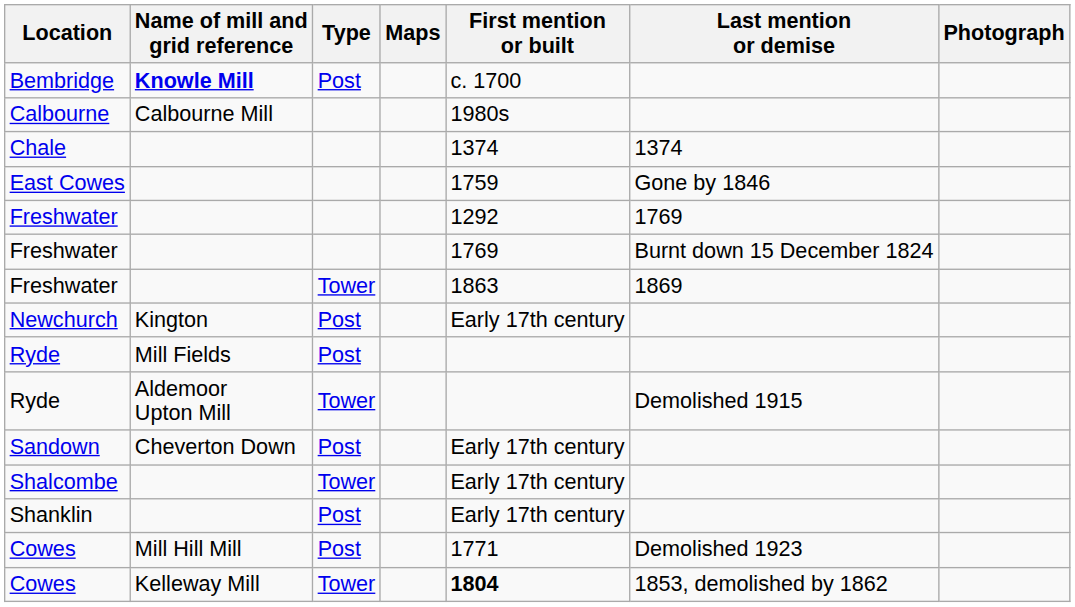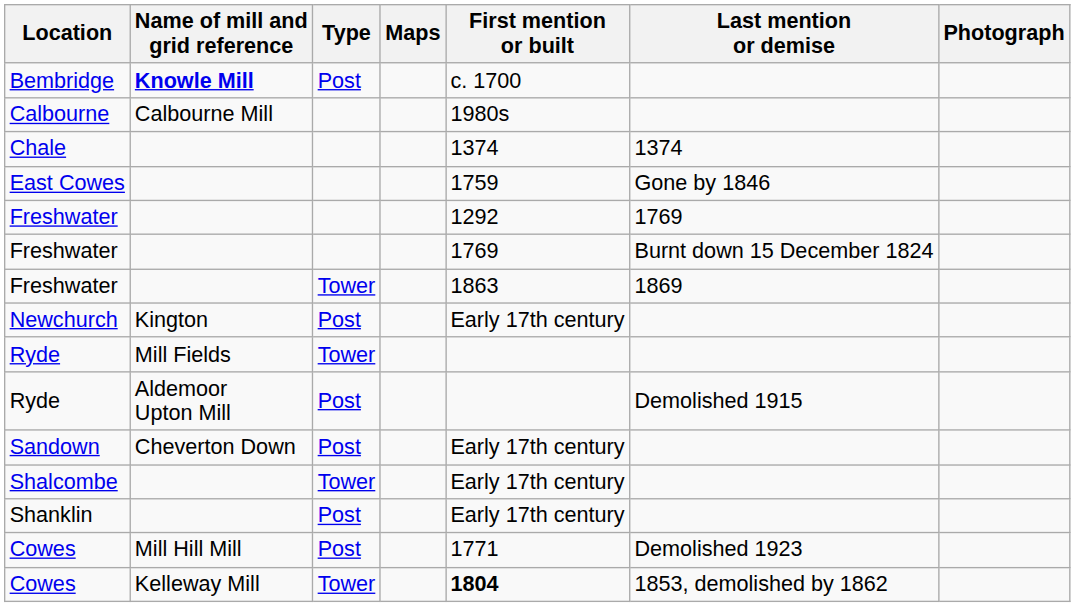(339, 354) Post -> (346, 354) Tower
(346, 400) Tower -> (339, 400) Post
